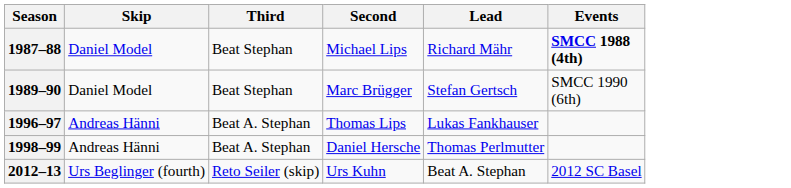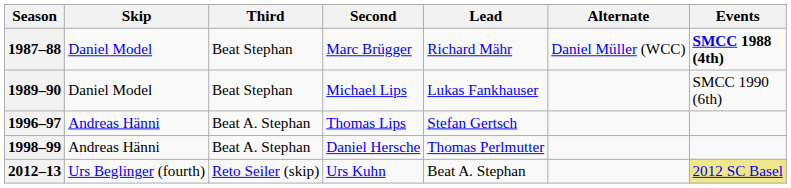+ column: (618, 16)
(367, 49) Michael Lips -> (369, 49) Marc Brügger
(369, 90) Marc Brügger -> (367, 90) Michael Lips
(472, 90) Stefan Gertsch -> (483, 90) Lukas Fankhauser
(483, 123) Lukas Fankhauser -> (472, 123) Stefan Gertsch
(596, 171) no background -> (738, 171) khaki background
